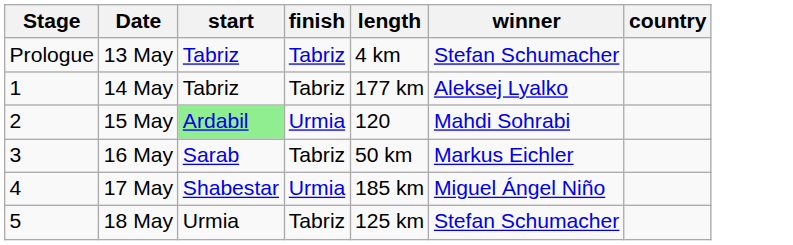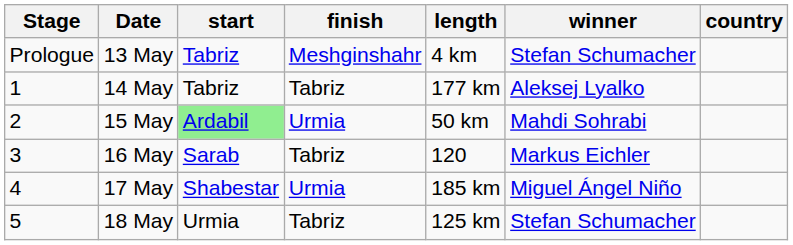(317, 54) Tabriz -> (355, 54) Meshginshahr
(373, 121) 120 -> (460, 121) 50 km
(384, 155) 50 km -> (449, 155) 120
